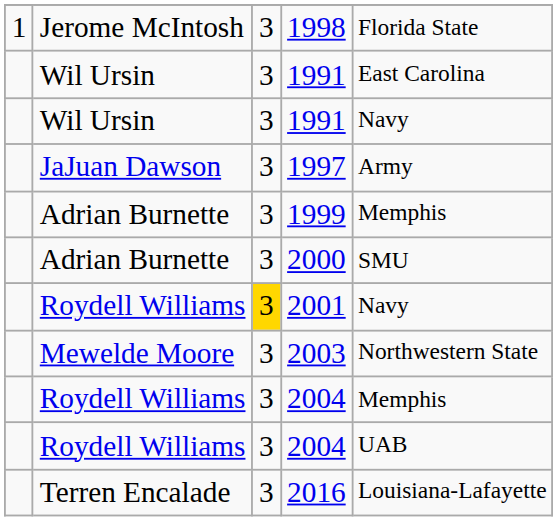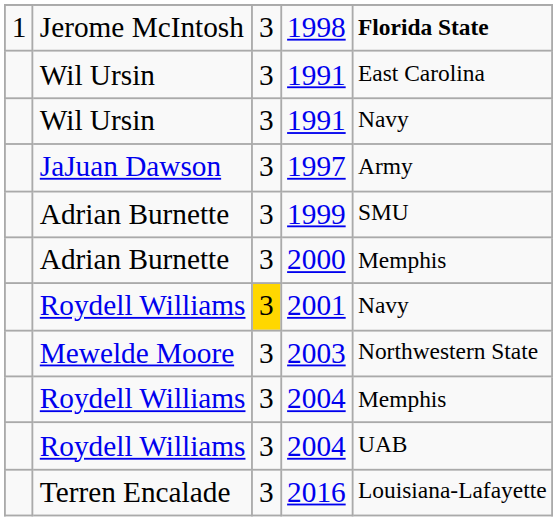(418, 27) normal -> (423, 27) bold
(402, 213) Memphis -> (383, 213) SMU
(383, 259) SMU -> (402, 259) Memphis
